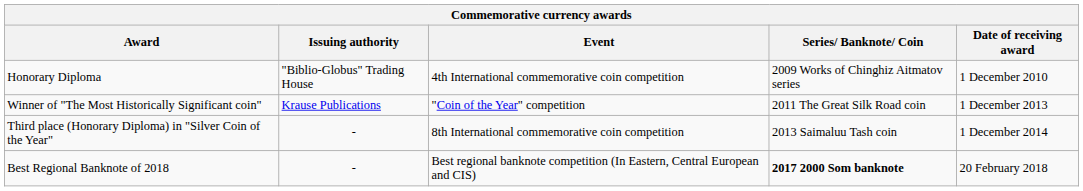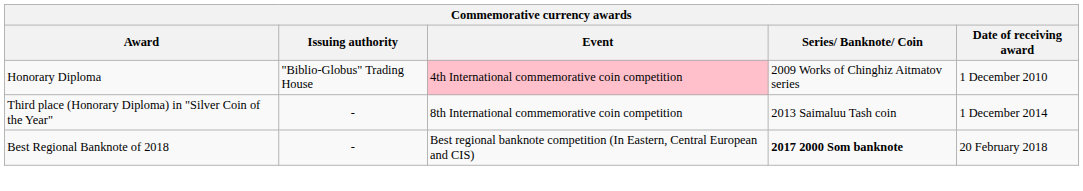(558, 77) no background -> (556, 77) pink background
- row: (134, 105)
